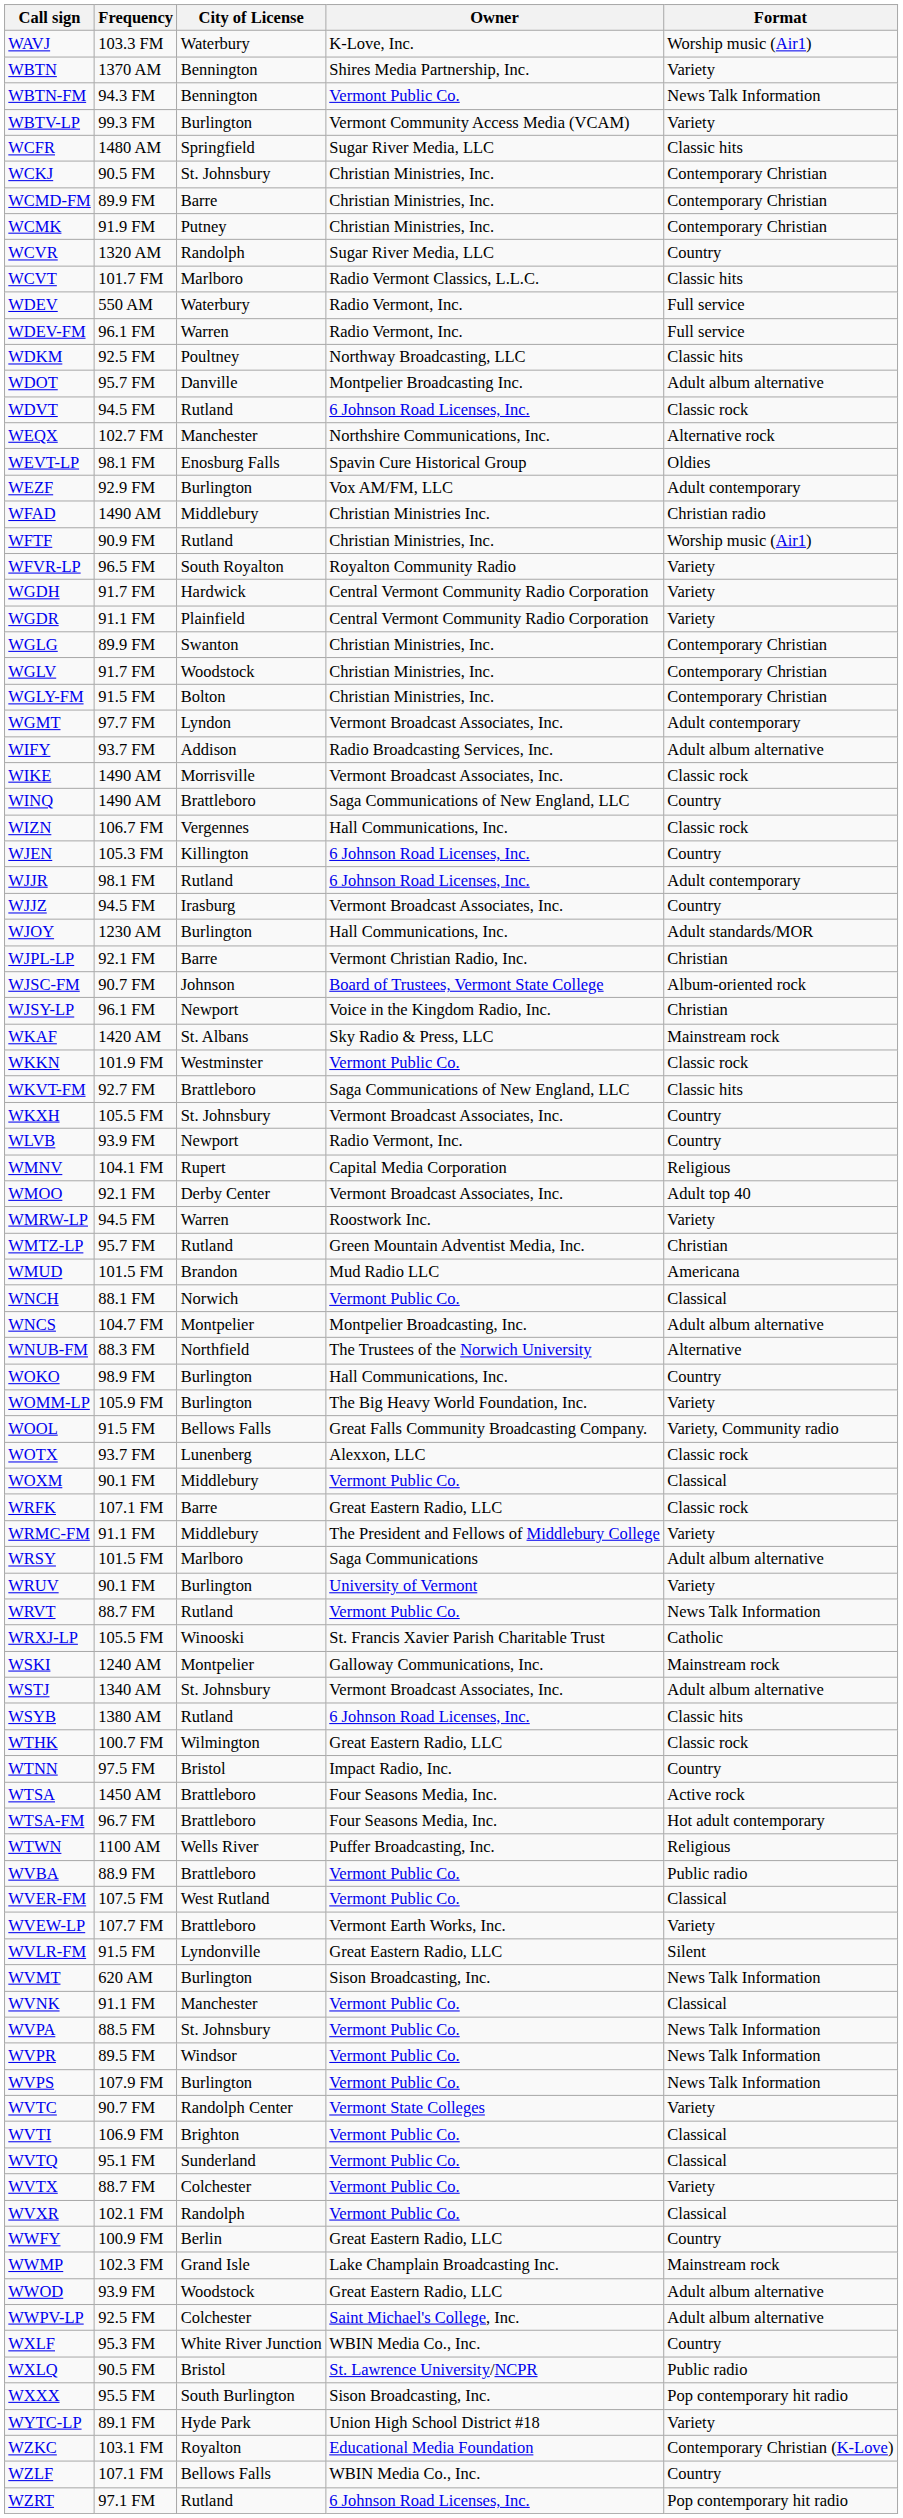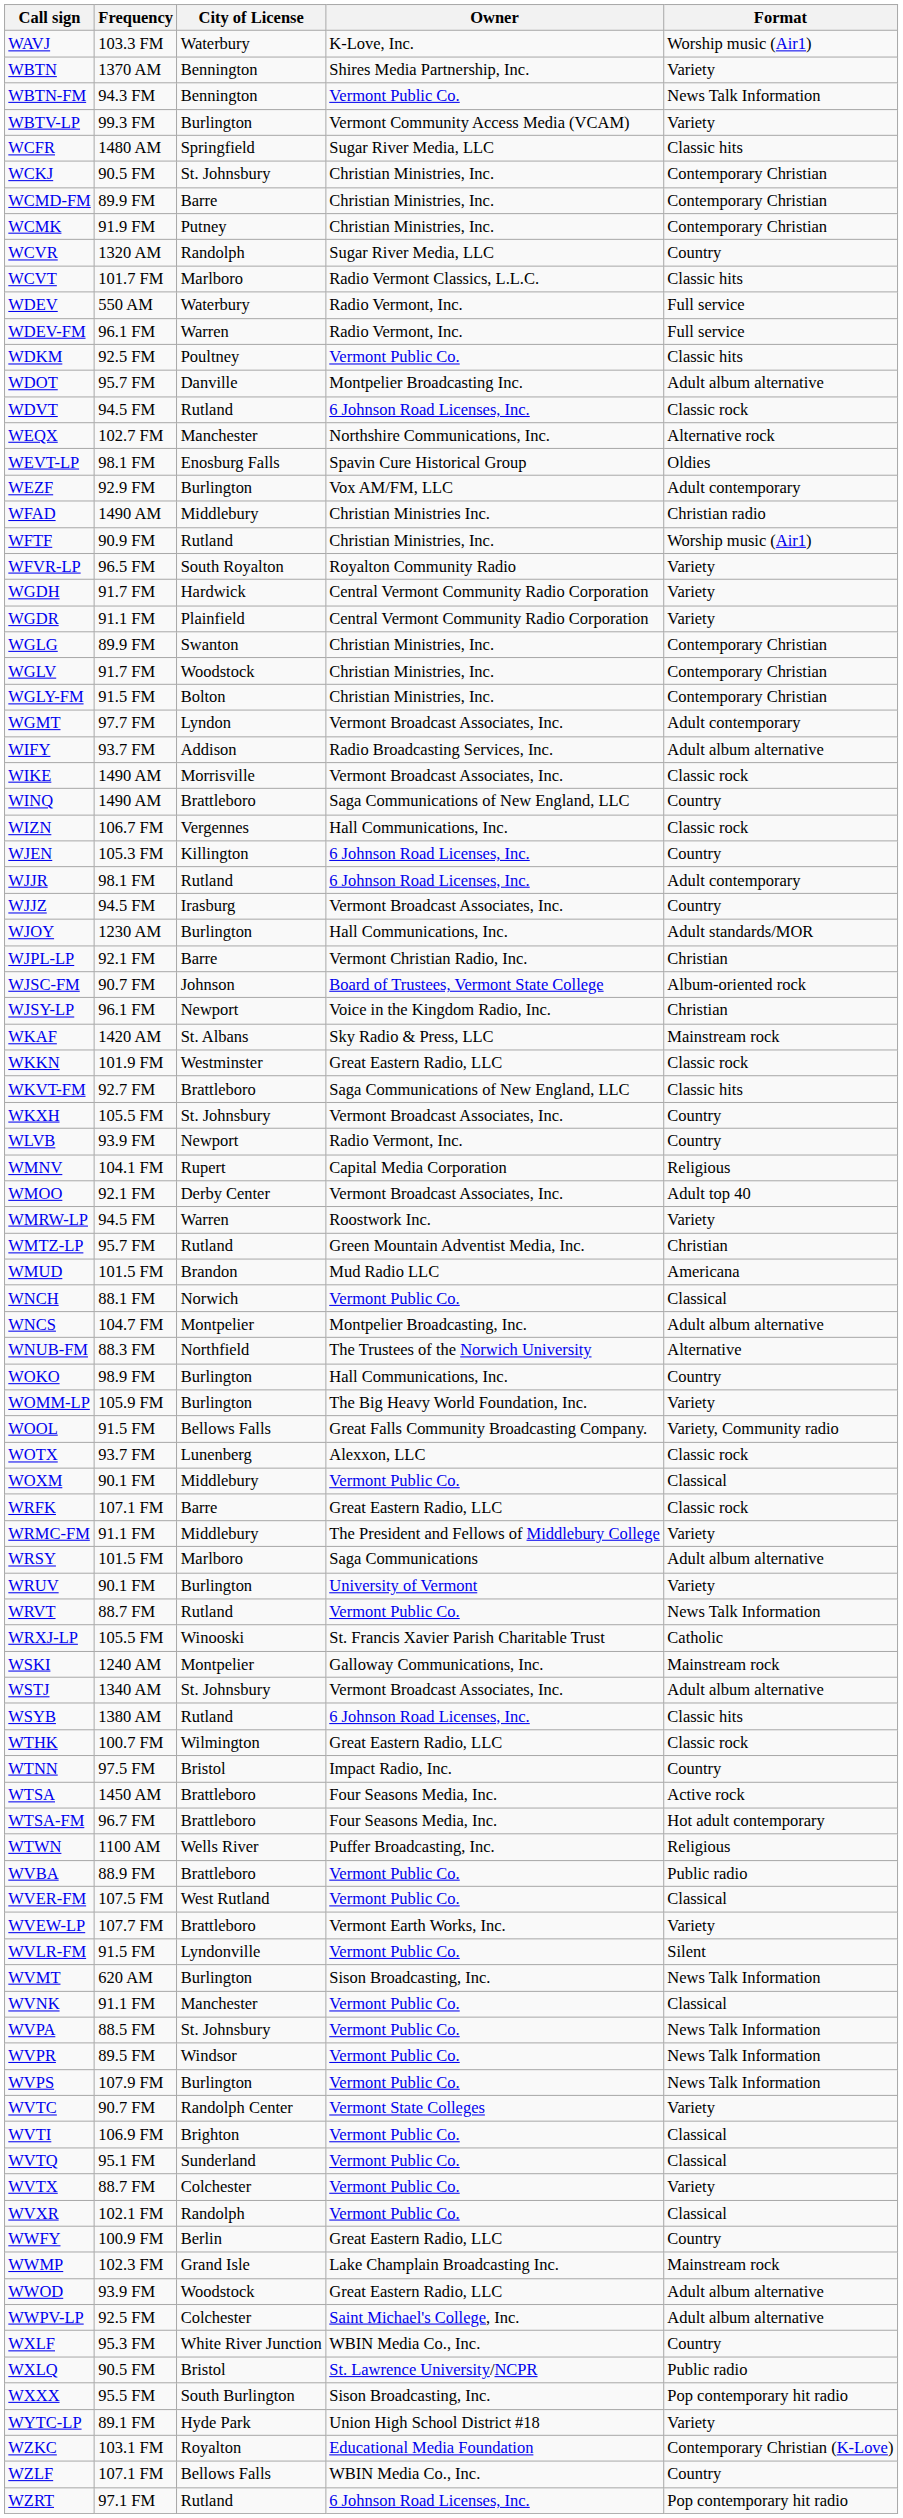(427, 357) Northway Broadcasting, LLC -> (394, 357) Vermont Public Co.
(394, 1063) Vermont Public Co. -> (416, 1063) Great Eastern Radio, LLC
(416, 1951) Great Eastern Radio, LLC -> (394, 1951) Vermont Public Co.
